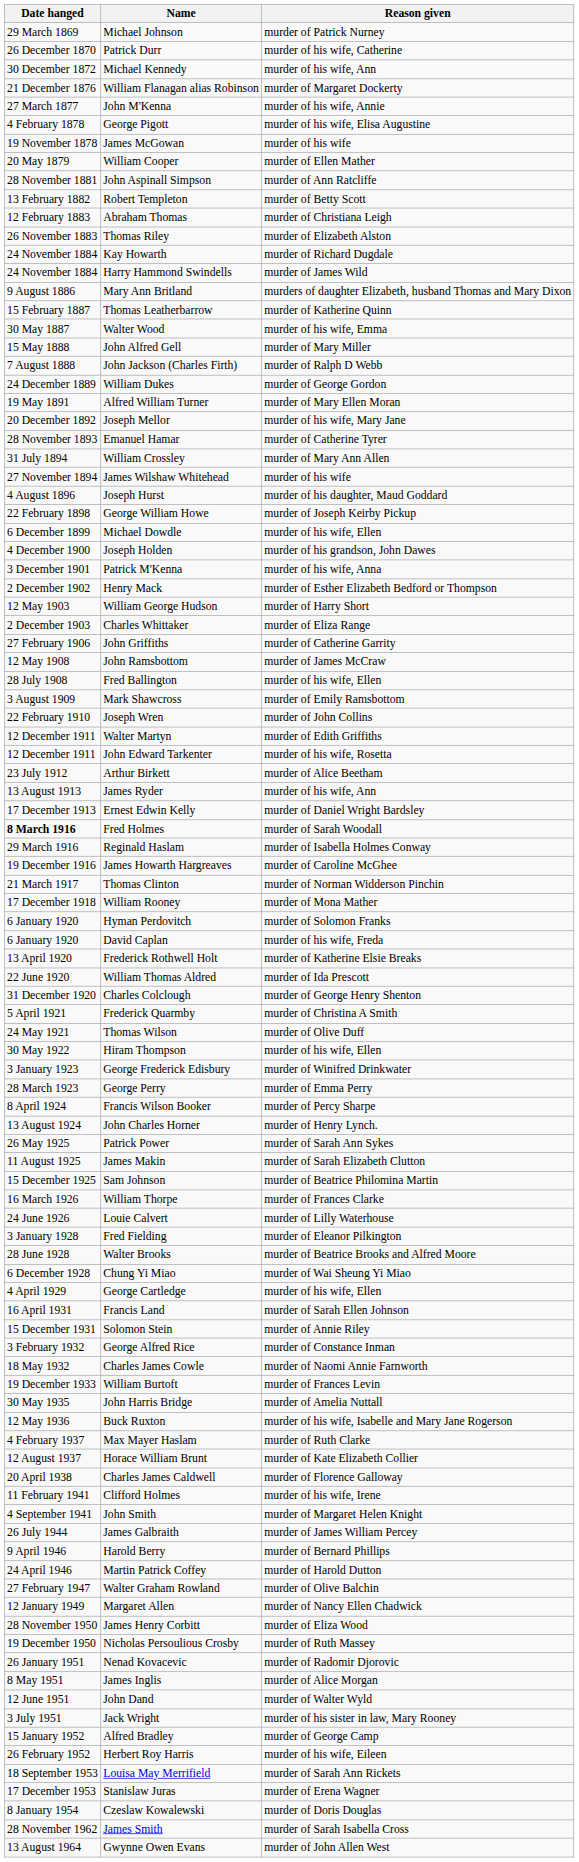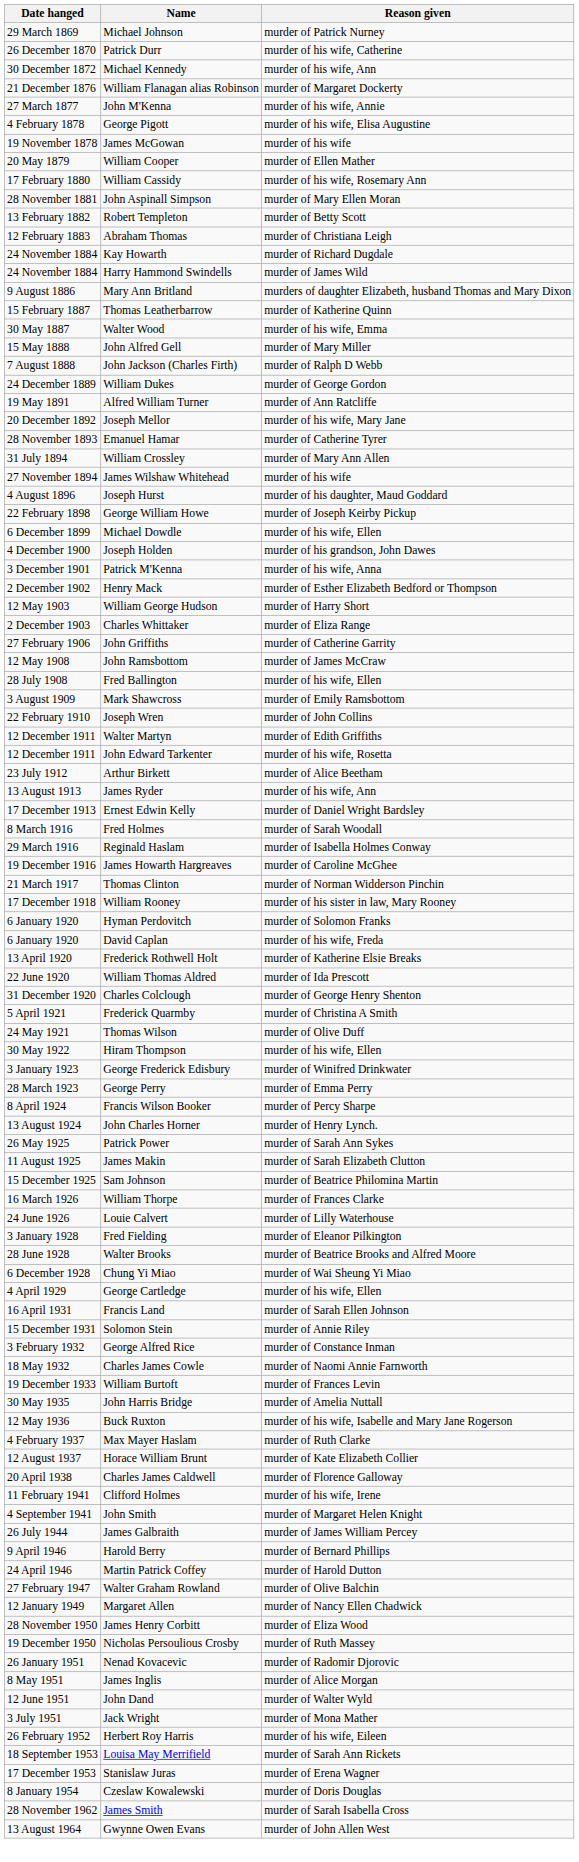+ row: (142, 180)
(320, 180) murder of Ann Ratcliffe -> (332, 198) murder of Mary Ellen Moran
- row: (136, 236)
(332, 402) murder of Mary Ellen Moran -> (320, 402) murder of Ann Ratcliffe
(41, 828) bold -> (40, 828) normal
(321, 902) murder of Mona Mather -> (360, 902) murder of his sister in law, Mary Rooney
(360, 1717) murder of his sister in law, Mary Rooney -> (321, 1717) murder of Mona Mather
- row: (138, 1736)
